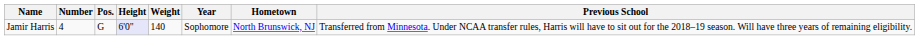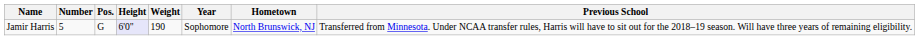(61, 27) 4 -> (61, 27) 5
(158, 27) 140 -> (158, 27) 190
